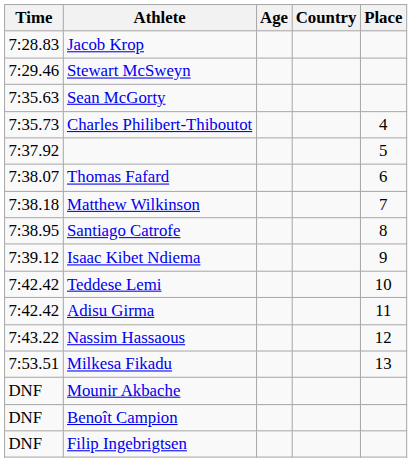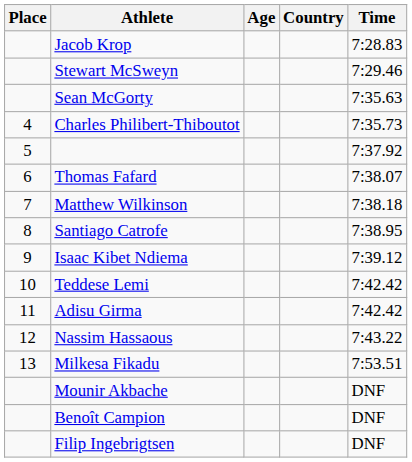columns swapped: (383, 17) <-> (34, 17)
